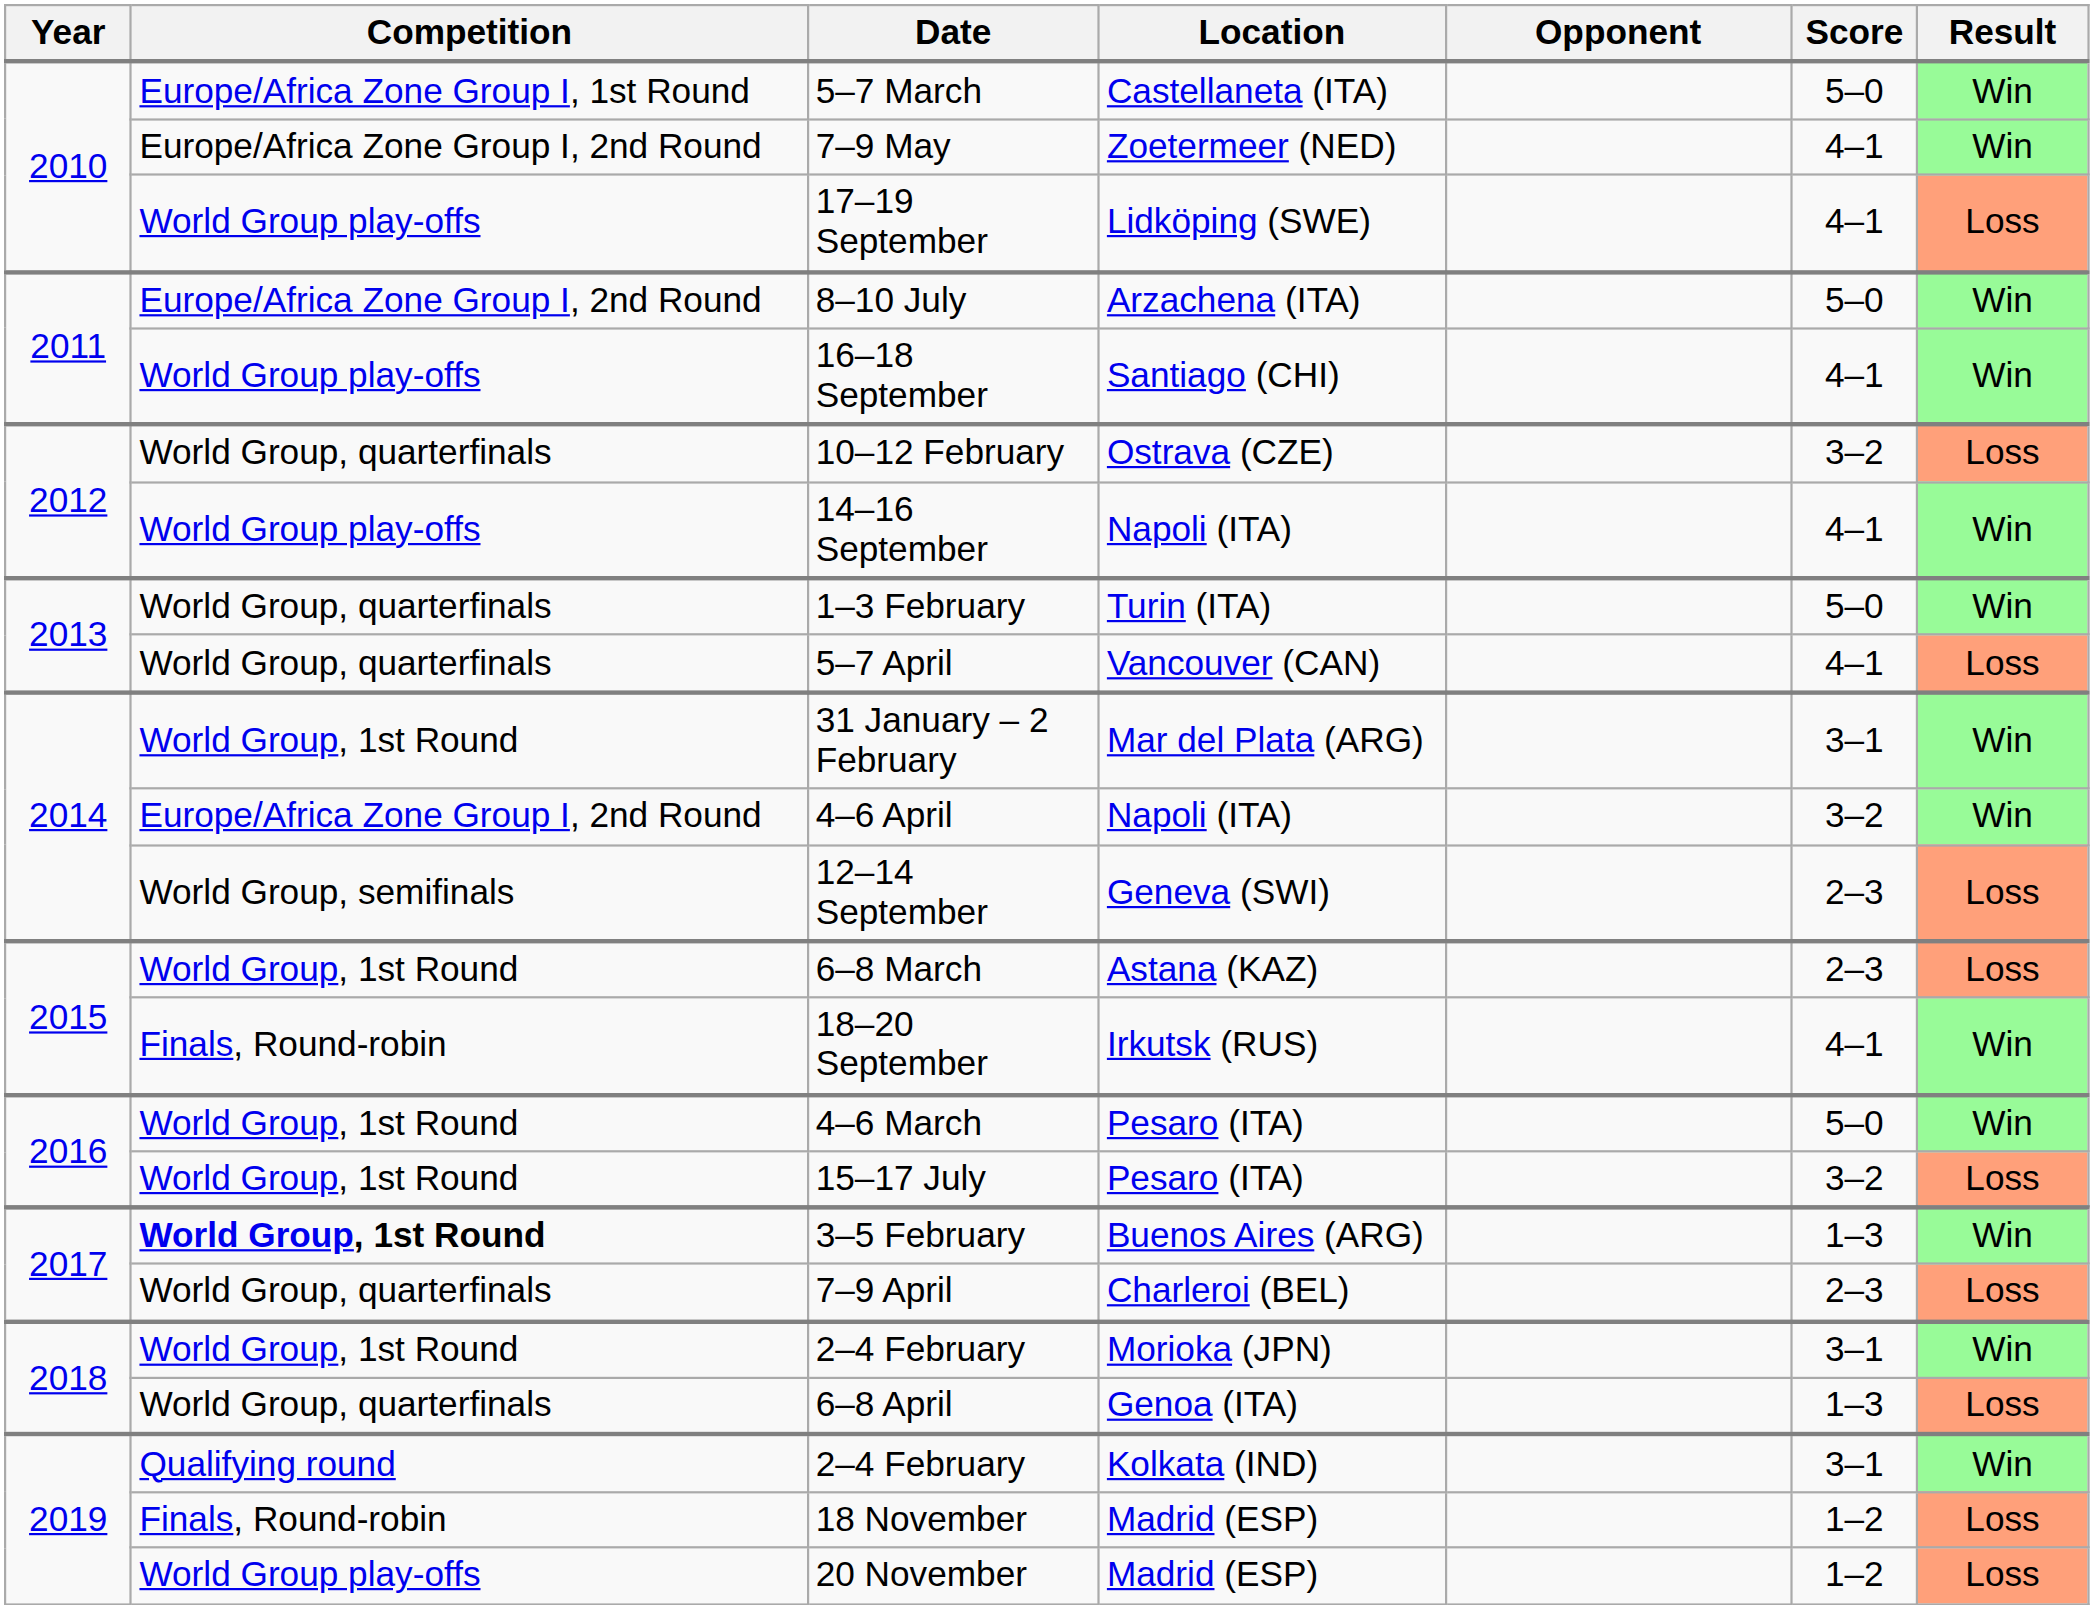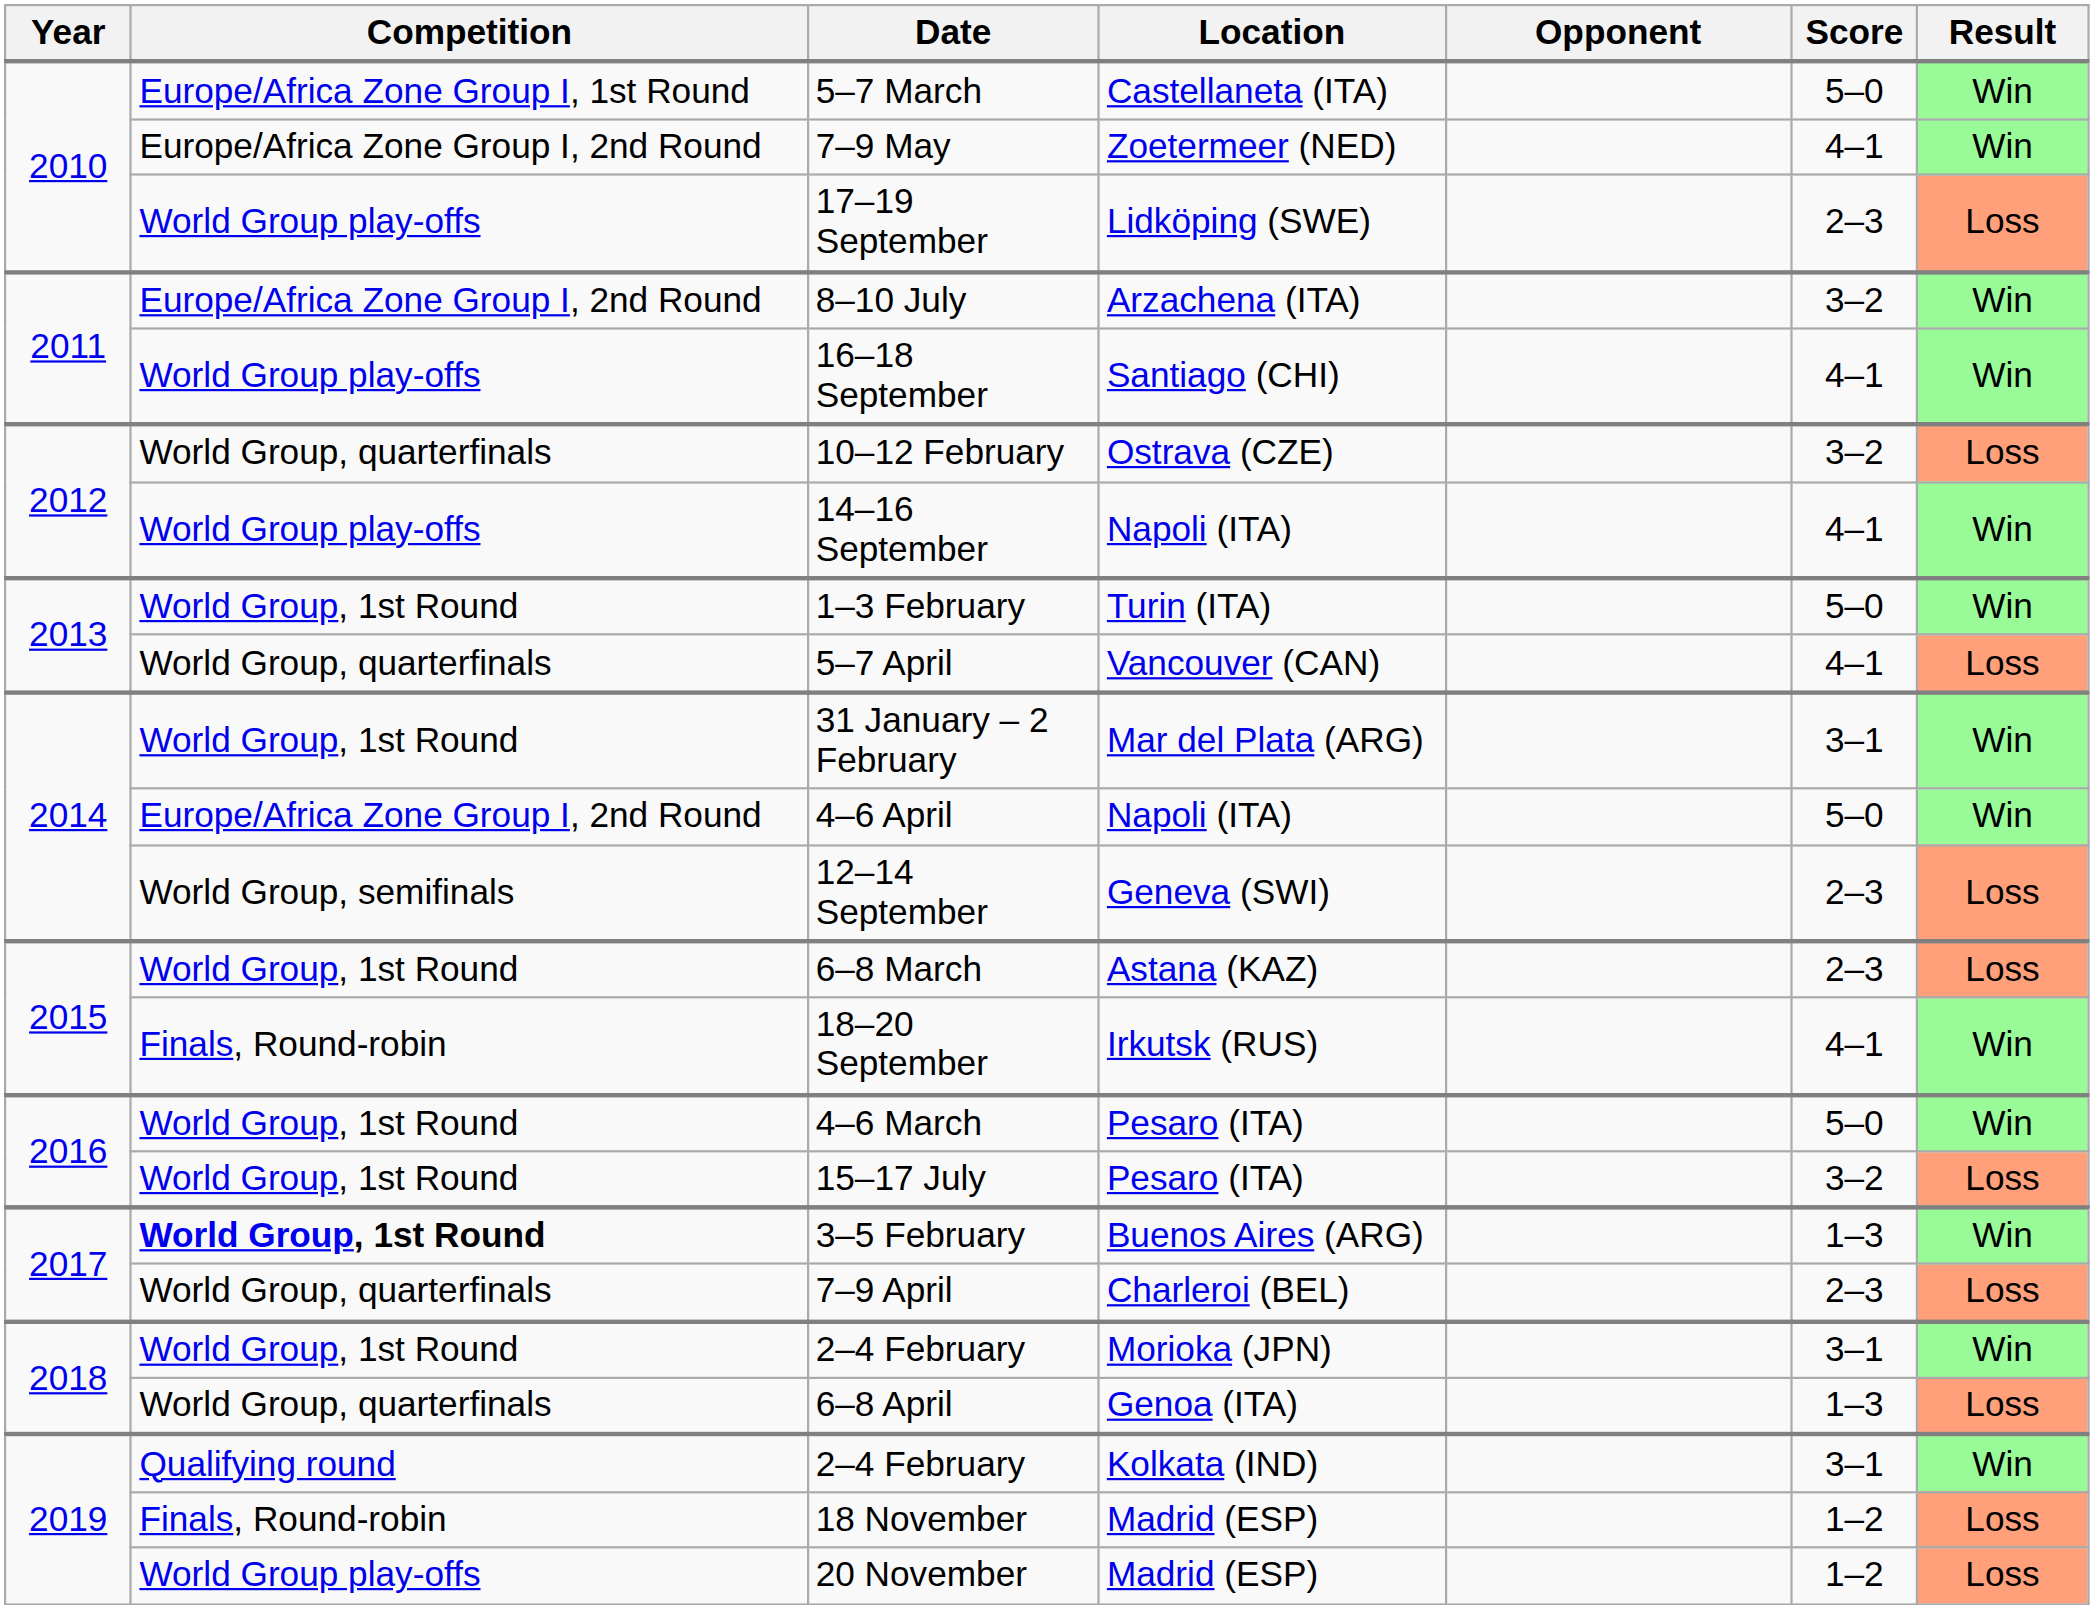(1854, 221) 4–1 -> (1854, 221) 2–3
(1854, 299) 5–0 -> (1854, 299) 3–2
(346, 606) World Group, quarterfinals -> (329, 606) World Group, 1st Round
(1854, 815) 3–2 -> (1854, 815) 5–0
